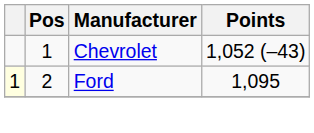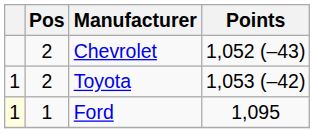(47, 51) 1 -> (47, 51) 2
+ row: (102, 82)
(47, 82) 2 -> (47, 113) 1
